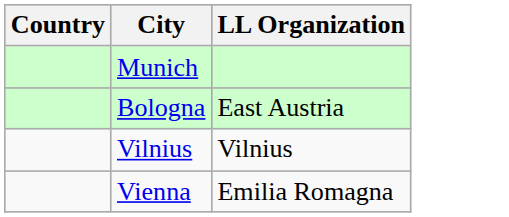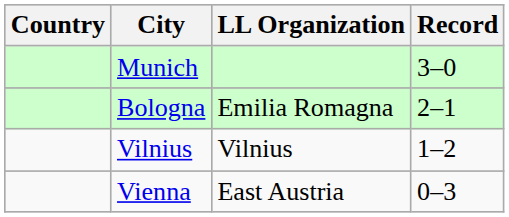+ column: (458, 25)
(281, 107) East Austria -> (305, 107) Emilia Romagna
(305, 190) Emilia Romagna -> (281, 190) East Austria
